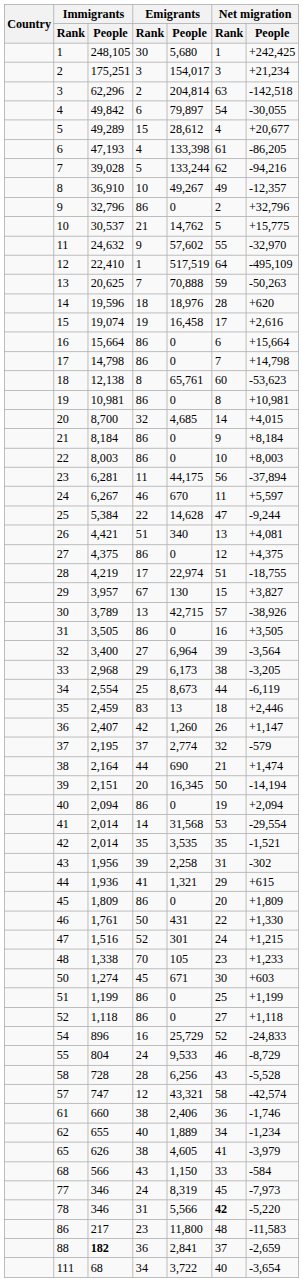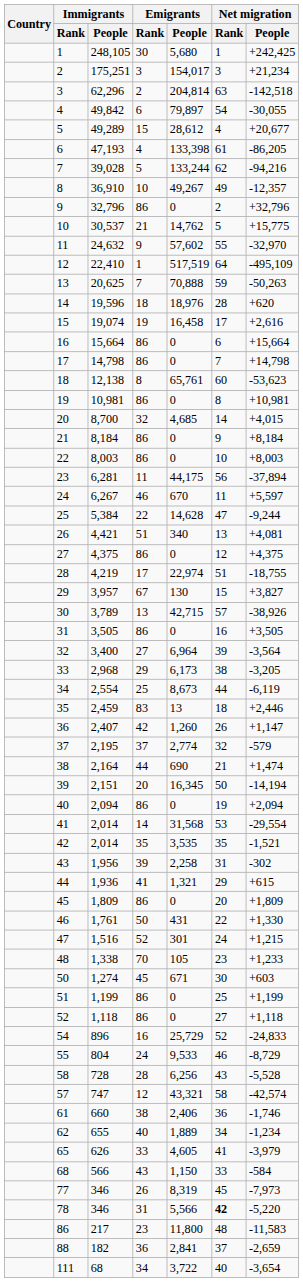(142, 1151) 38 -> (142, 1151) 33
(142, 1190) 24 -> (142, 1190) 26
(100, 1248) bold -> (100, 1248) normal
